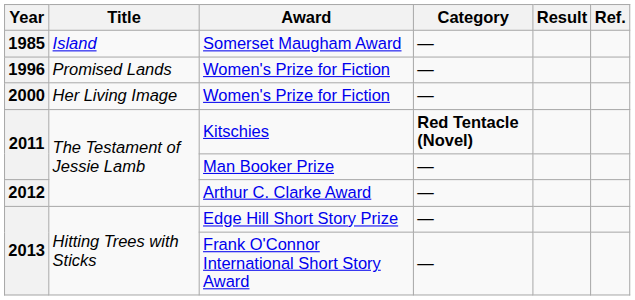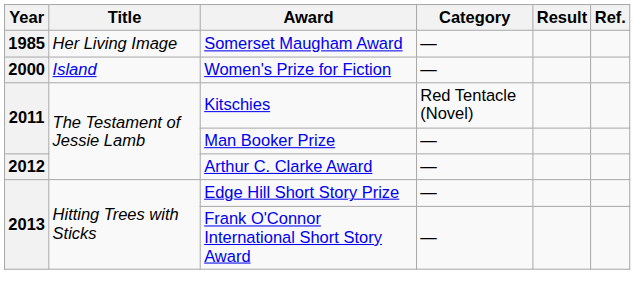(75, 43) Island -> (115, 43) Her Living Image
- row: (27, 69)
(115, 95) Her Living Image -> (75, 69) Island
(468, 131) bold -> (468, 105) normal
